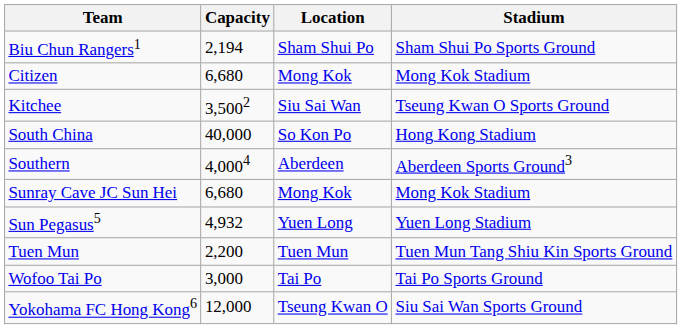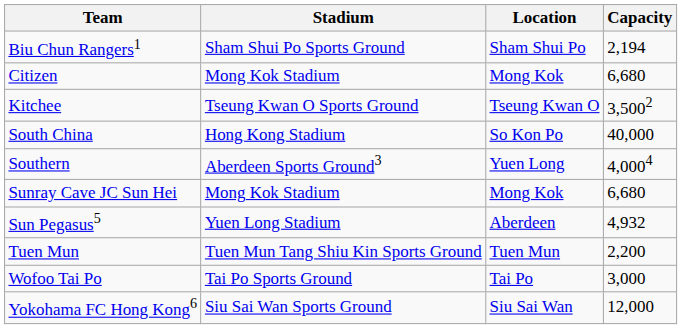columns swapped: (534, 17) <-> (237, 17)
(319, 105) Siu Sai Wan -> (545, 105) Tseung Kwan O
(311, 163) Aberdeen -> (527, 163) Yuen Long
(315, 222) Yuen Long -> (522, 222) Aberdeen
(333, 307) Tseung Kwan O -> (531, 307) Siu Sai Wan
